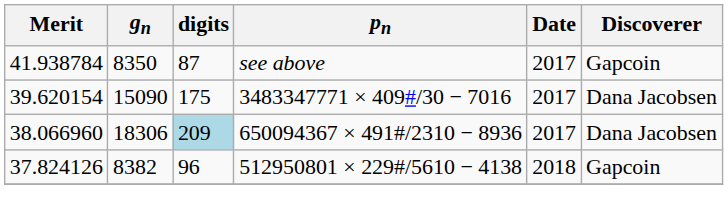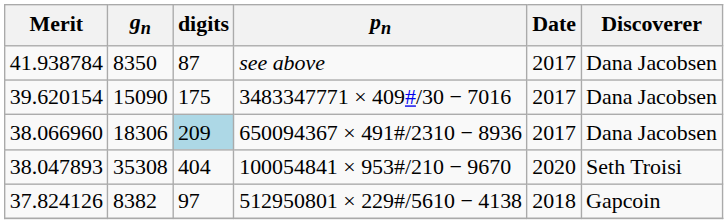(623, 62) Gapcoin -> (652, 62) Dana Jacobsen
+ row: (56, 166)
(189, 166) 96 -> (189, 201) 97
